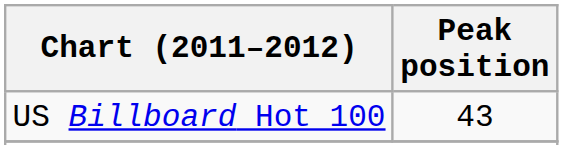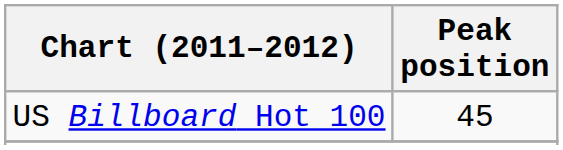(475, 117) 43 -> (475, 117) 45
